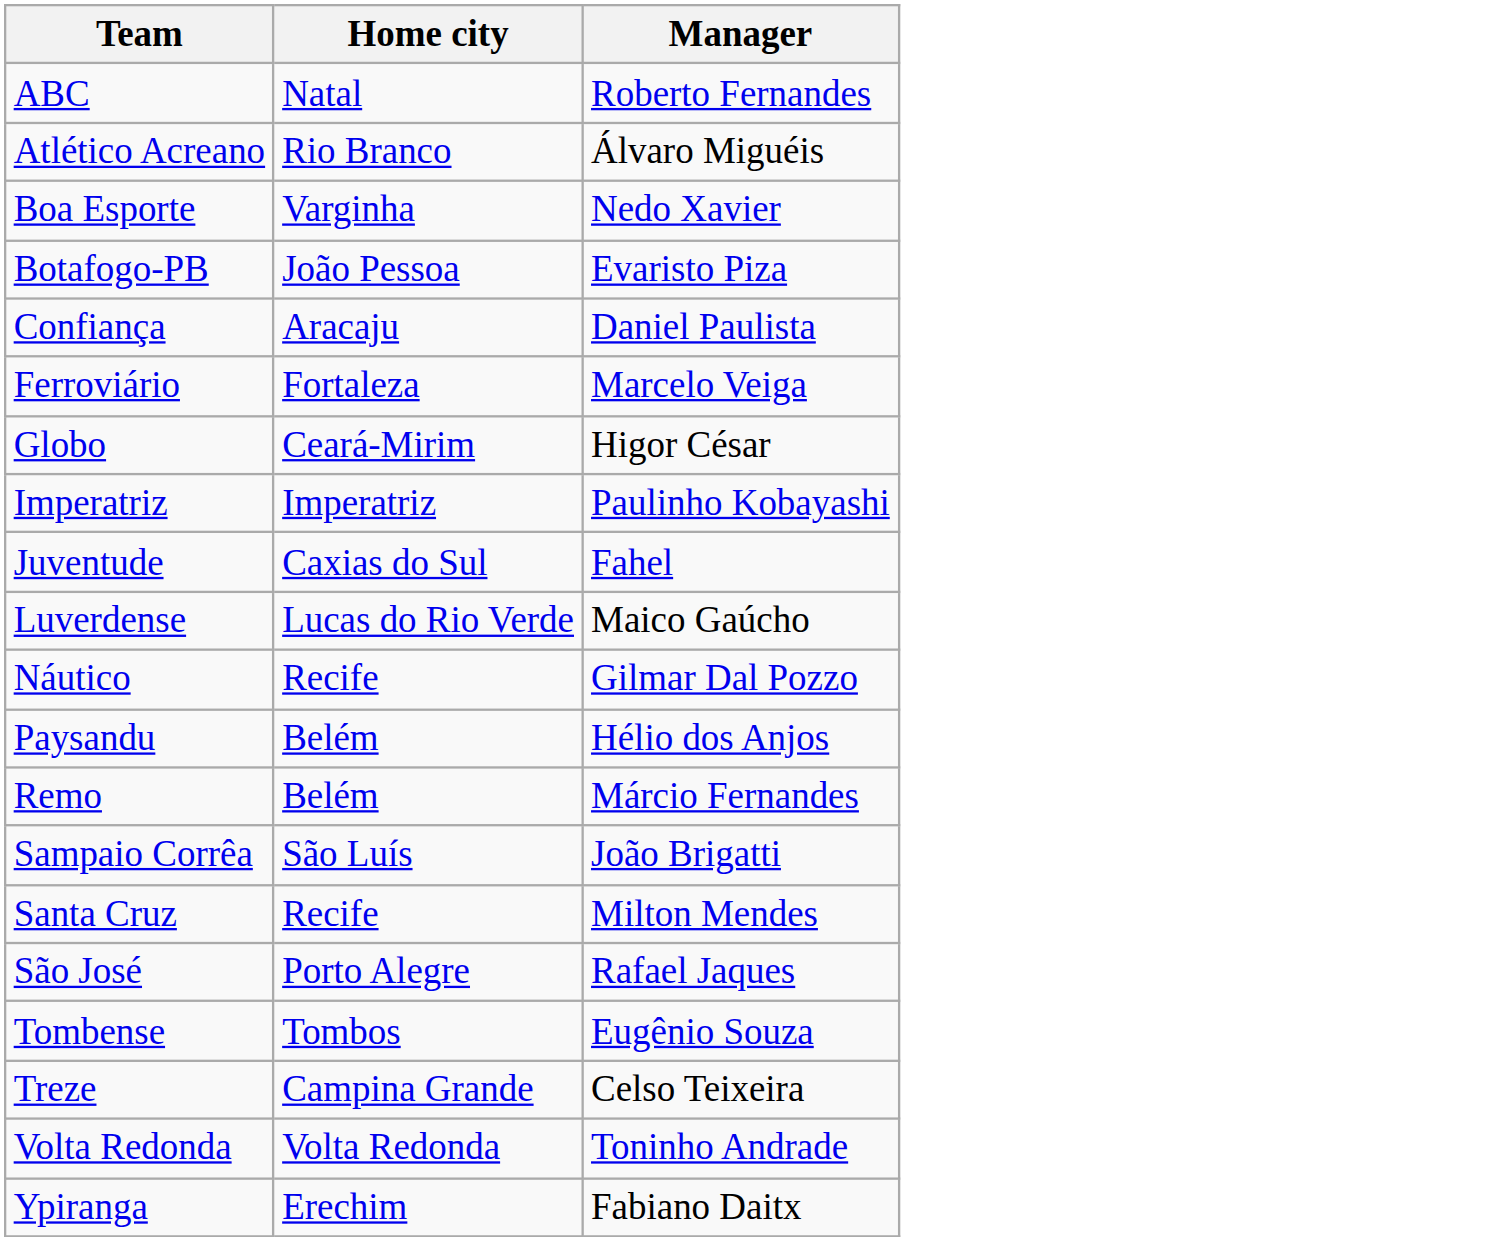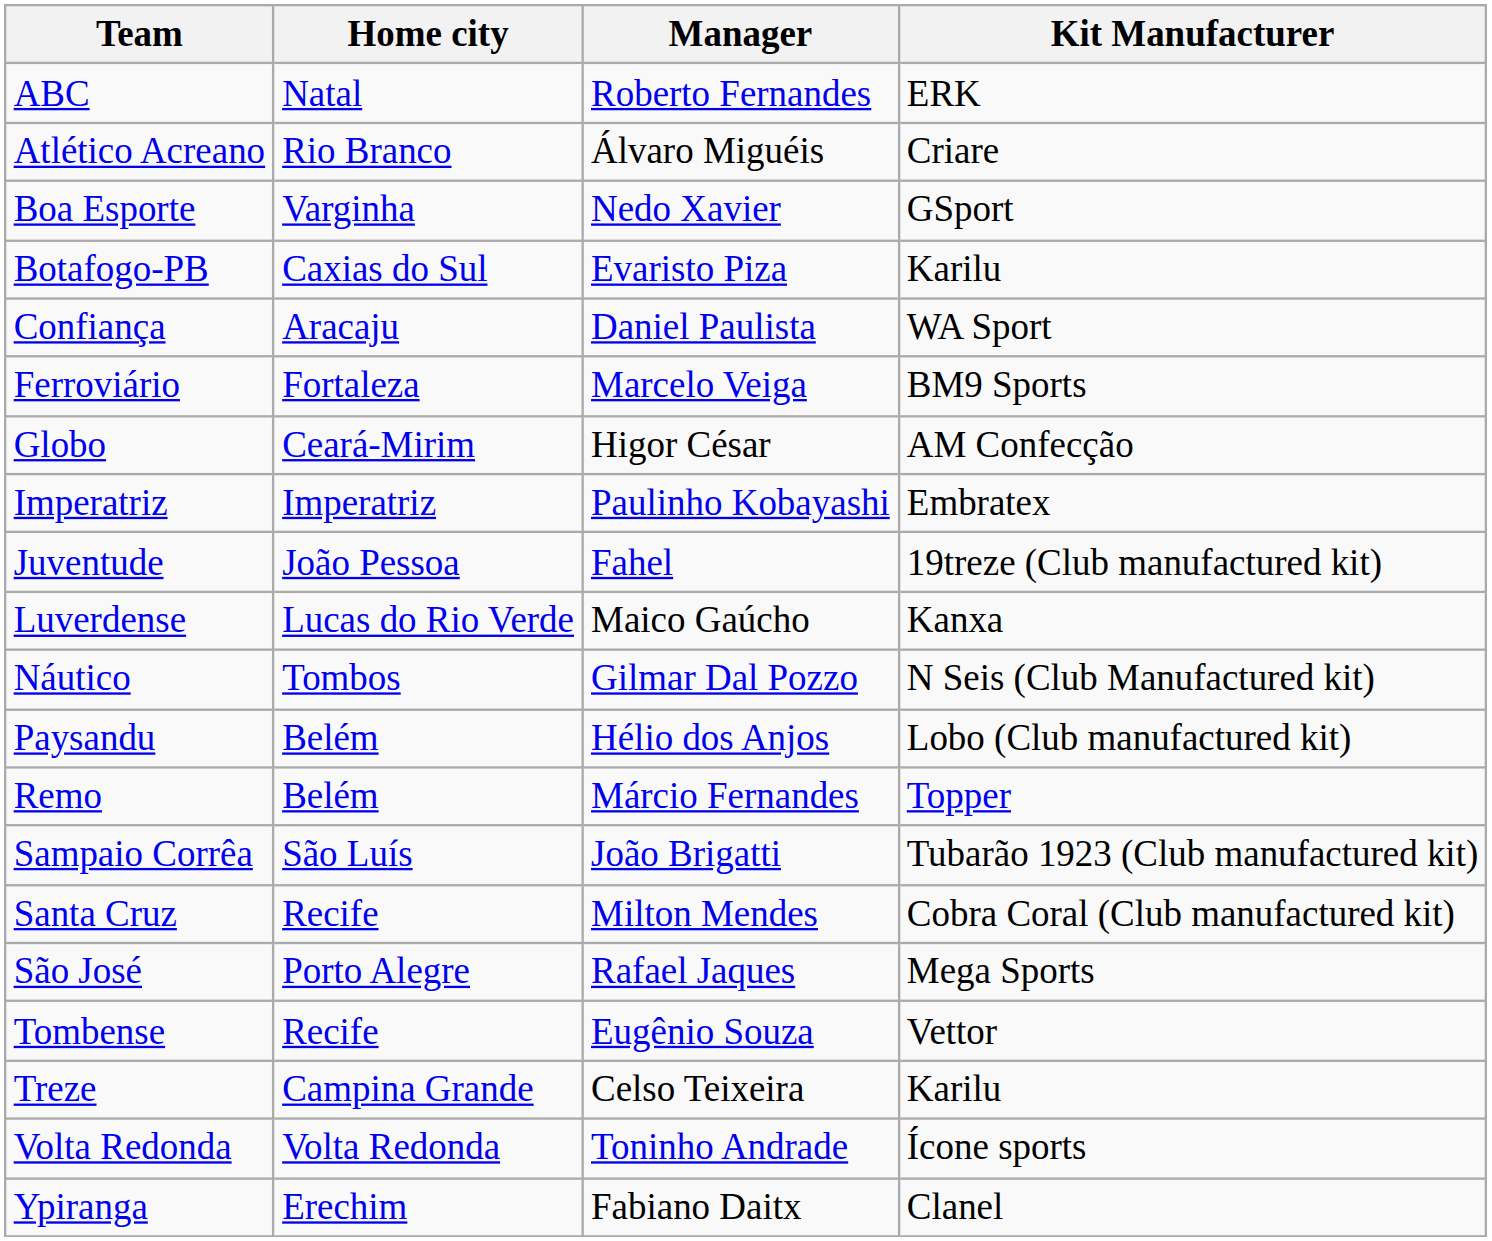+ column: (1193, 33)
(371, 268) João Pessoa -> (385, 268) Caxias do Sul
(385, 561) Caxias do Sul -> (371, 561) João Pessoa
(330, 678) Recife -> (341, 678) Tombos
(341, 1030) Tombos -> (330, 1030) Recife
